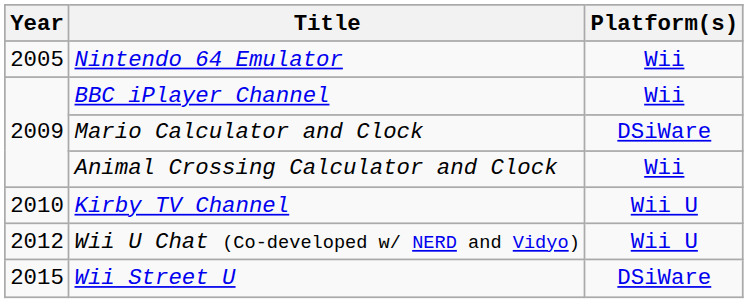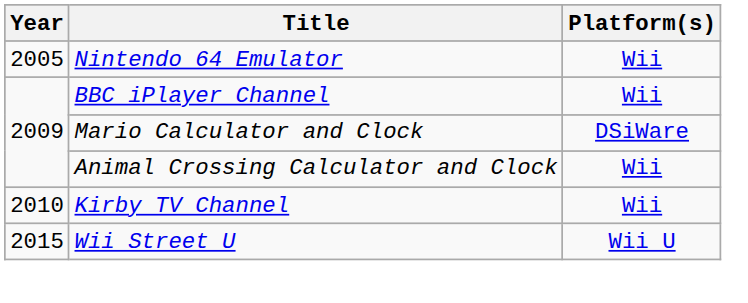(664, 205) Wii U -> (642, 205) Wii
- row: (327, 242)
(664, 278) DSiWare -> (642, 242) Wii U
